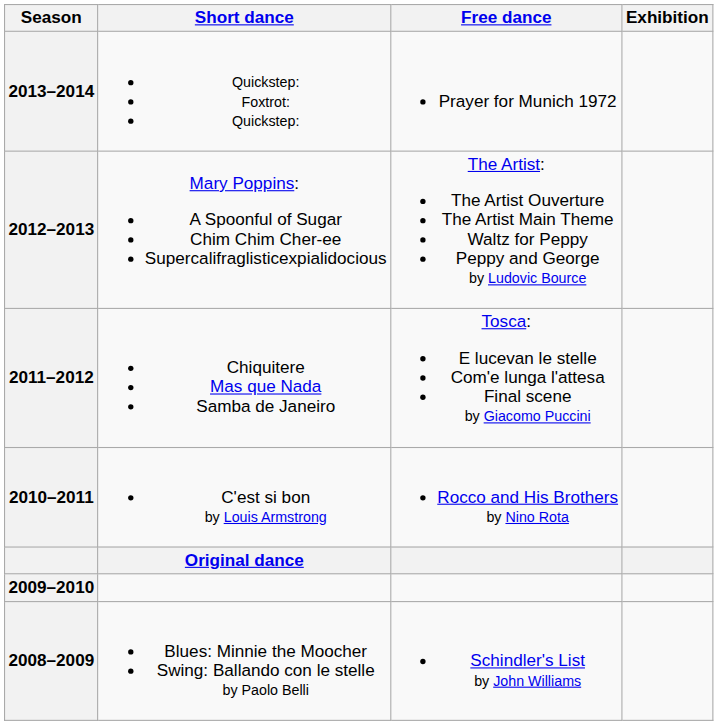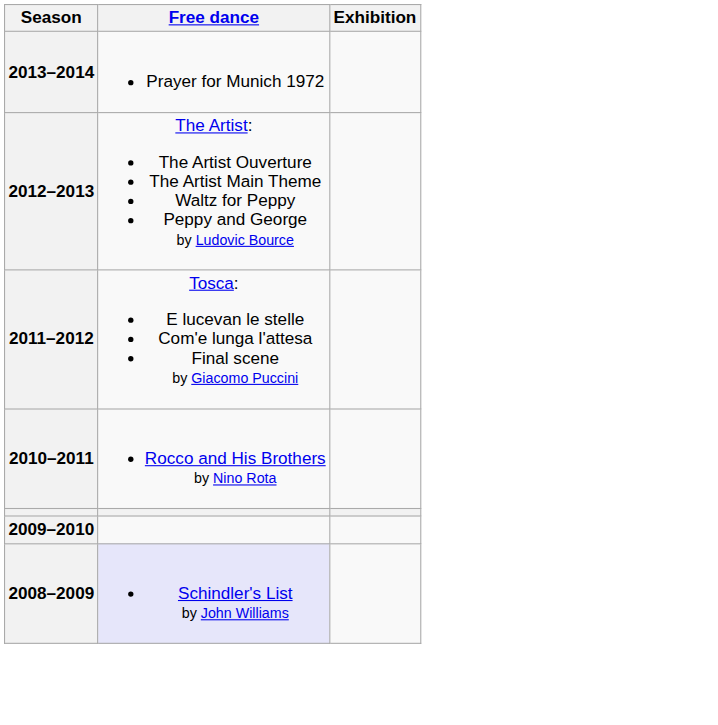- column: (244, 18)
(506, 670) no background -> (214, 603) lavender background
